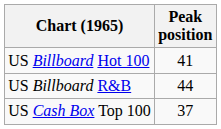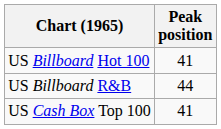(185, 111) 37 -> (185, 111) 41
